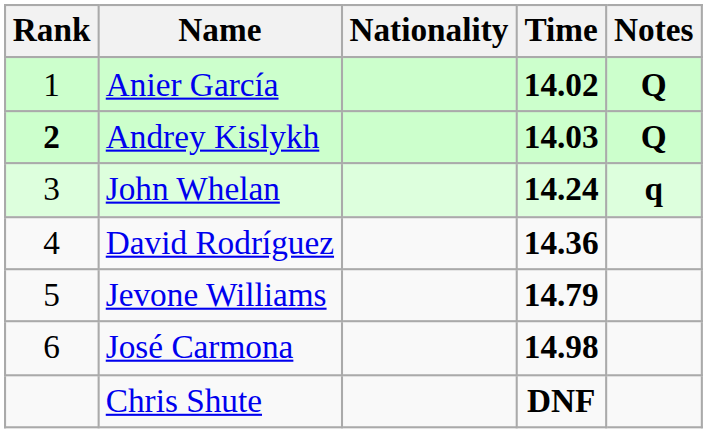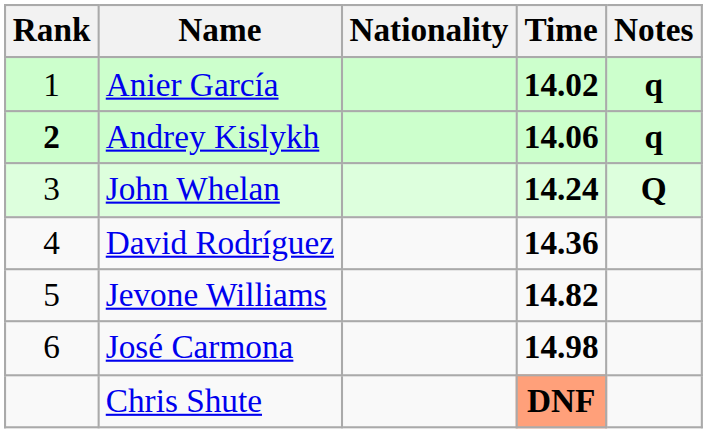(654, 83) Q -> (654, 83) q
(561, 136) 14.03 -> (561, 136) 14.06
(654, 136) Q -> (654, 136) q
(654, 189) q -> (654, 189) Q
(561, 294) 14.79 -> (561, 294) 14.82
(561, 400) no background -> (561, 400) lightsalmon background
